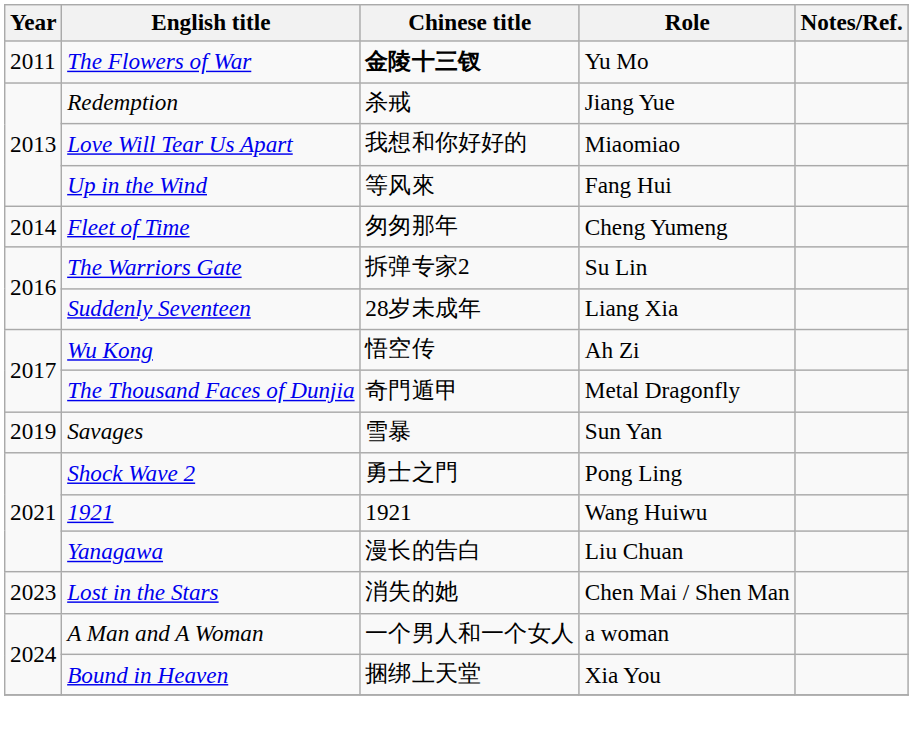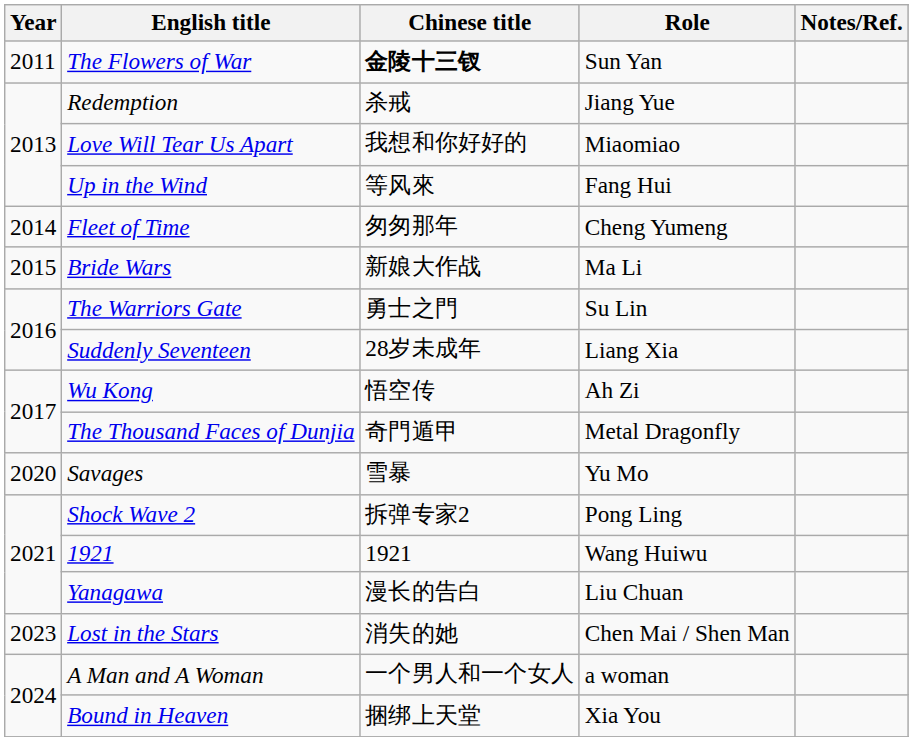(617, 61) Yu Mo -> (623, 61) Sun Yan
+ row: (119, 267)
(417, 266) 拆弹专家2 -> (412, 308) 勇士之門
(33, 432) 2019 -> (33, 473) 2020
(623, 432) Sun Yan -> (617, 473) Yu Mo
(412, 472) 勇士之門 -> (417, 513) 拆弹专家2
